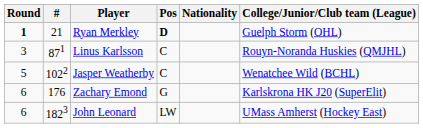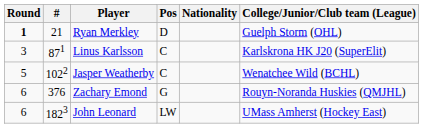(164, 31) bold -> (164, 31) normal
(324, 51) Rouyn-Noranda Huskies (QMJHL) -> (314, 51) Karlskrona HK J20 (SuperElit)
(57, 92) 176 -> (57, 92) 376
(314, 92) Karlskrona HK J20 (SuperElit) -> (324, 92) Rouyn-Noranda Huskies (QMJHL)
